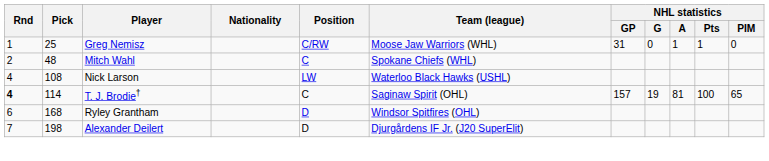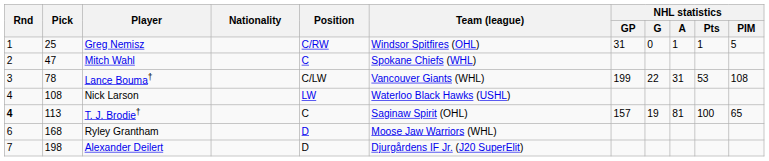(434, 45) Moose Jaw Warriors (WHL) -> (425, 45) Windsor Spitfires (OHL)
(734, 45) 0 -> (734, 45) 5
(50, 61) 48 -> (50, 61) 47
+ row: (119, 78)
(53, 95) 114 -> (53, 114) 113
(425, 112) Windsor Spitfires (OHL) -> (434, 131) Moose Jaw Warriors (WHL)
